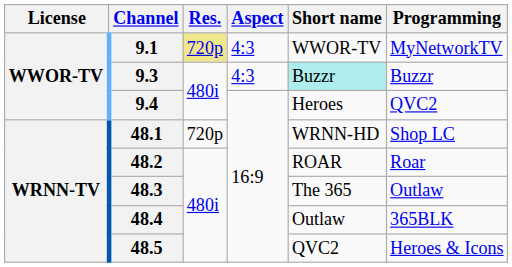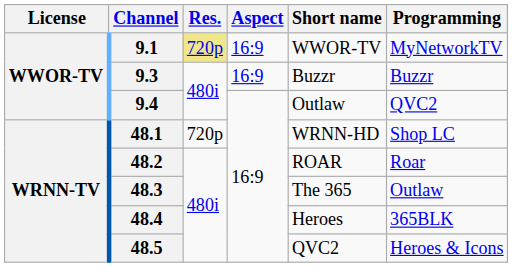(243, 47) 4:3 -> (247, 47) 16:9
(243, 76) 4:3 -> (247, 76) 16:9
(313, 76) paleturquoise background -> (313, 76) no background
(317, 104) Heroes -> (319, 104) Outlaw
(319, 219) Outlaw -> (317, 219) Heroes
